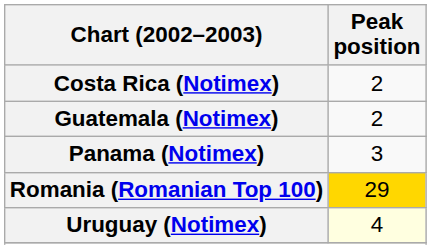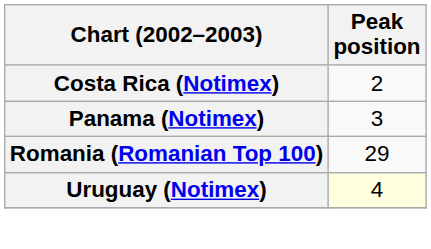- row: (166, 118)
(377, 189) gold background -> (377, 154) no background
